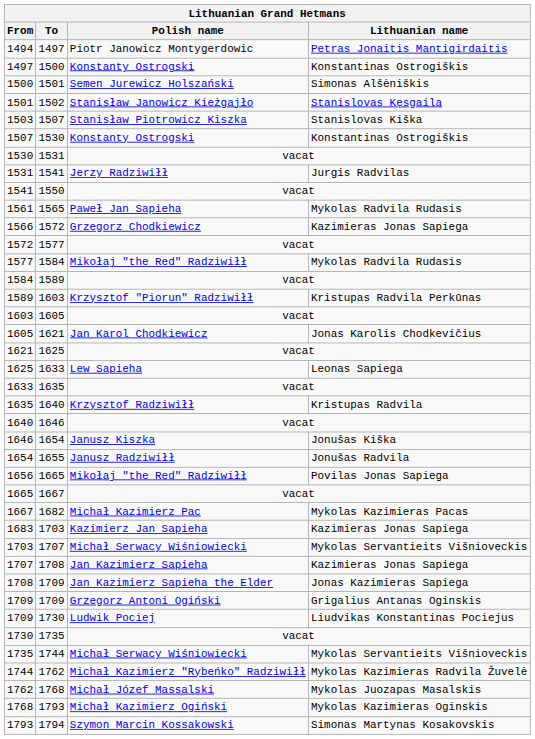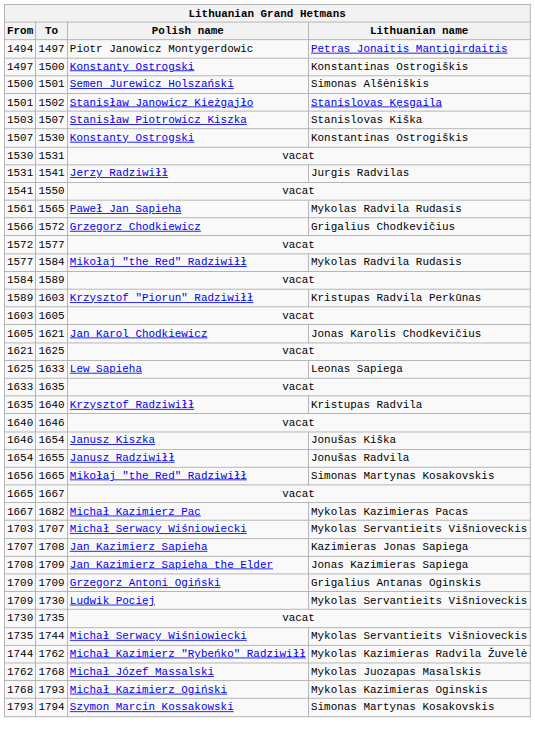(390, 227) Kazimieras Jonas Sapiega -> (383, 227) Grigalius Chodkevičius
(380, 476) Povilas Jonas Sapiega -> (403, 476) Simonas Martynas Kosakovskis
- row: (20, 529)
(413, 618) Liudvikas Konstantinas Pociejus -> (419, 601) Mykolas Servantieits Višnioveckis
